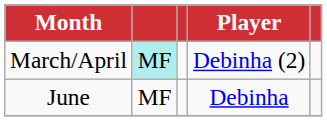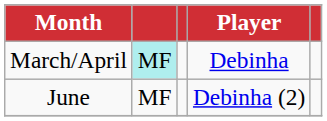(249, 60) Debinha (2) -> (249, 60) Debinha
(249, 97) Debinha -> (249, 97) Debinha (2)
